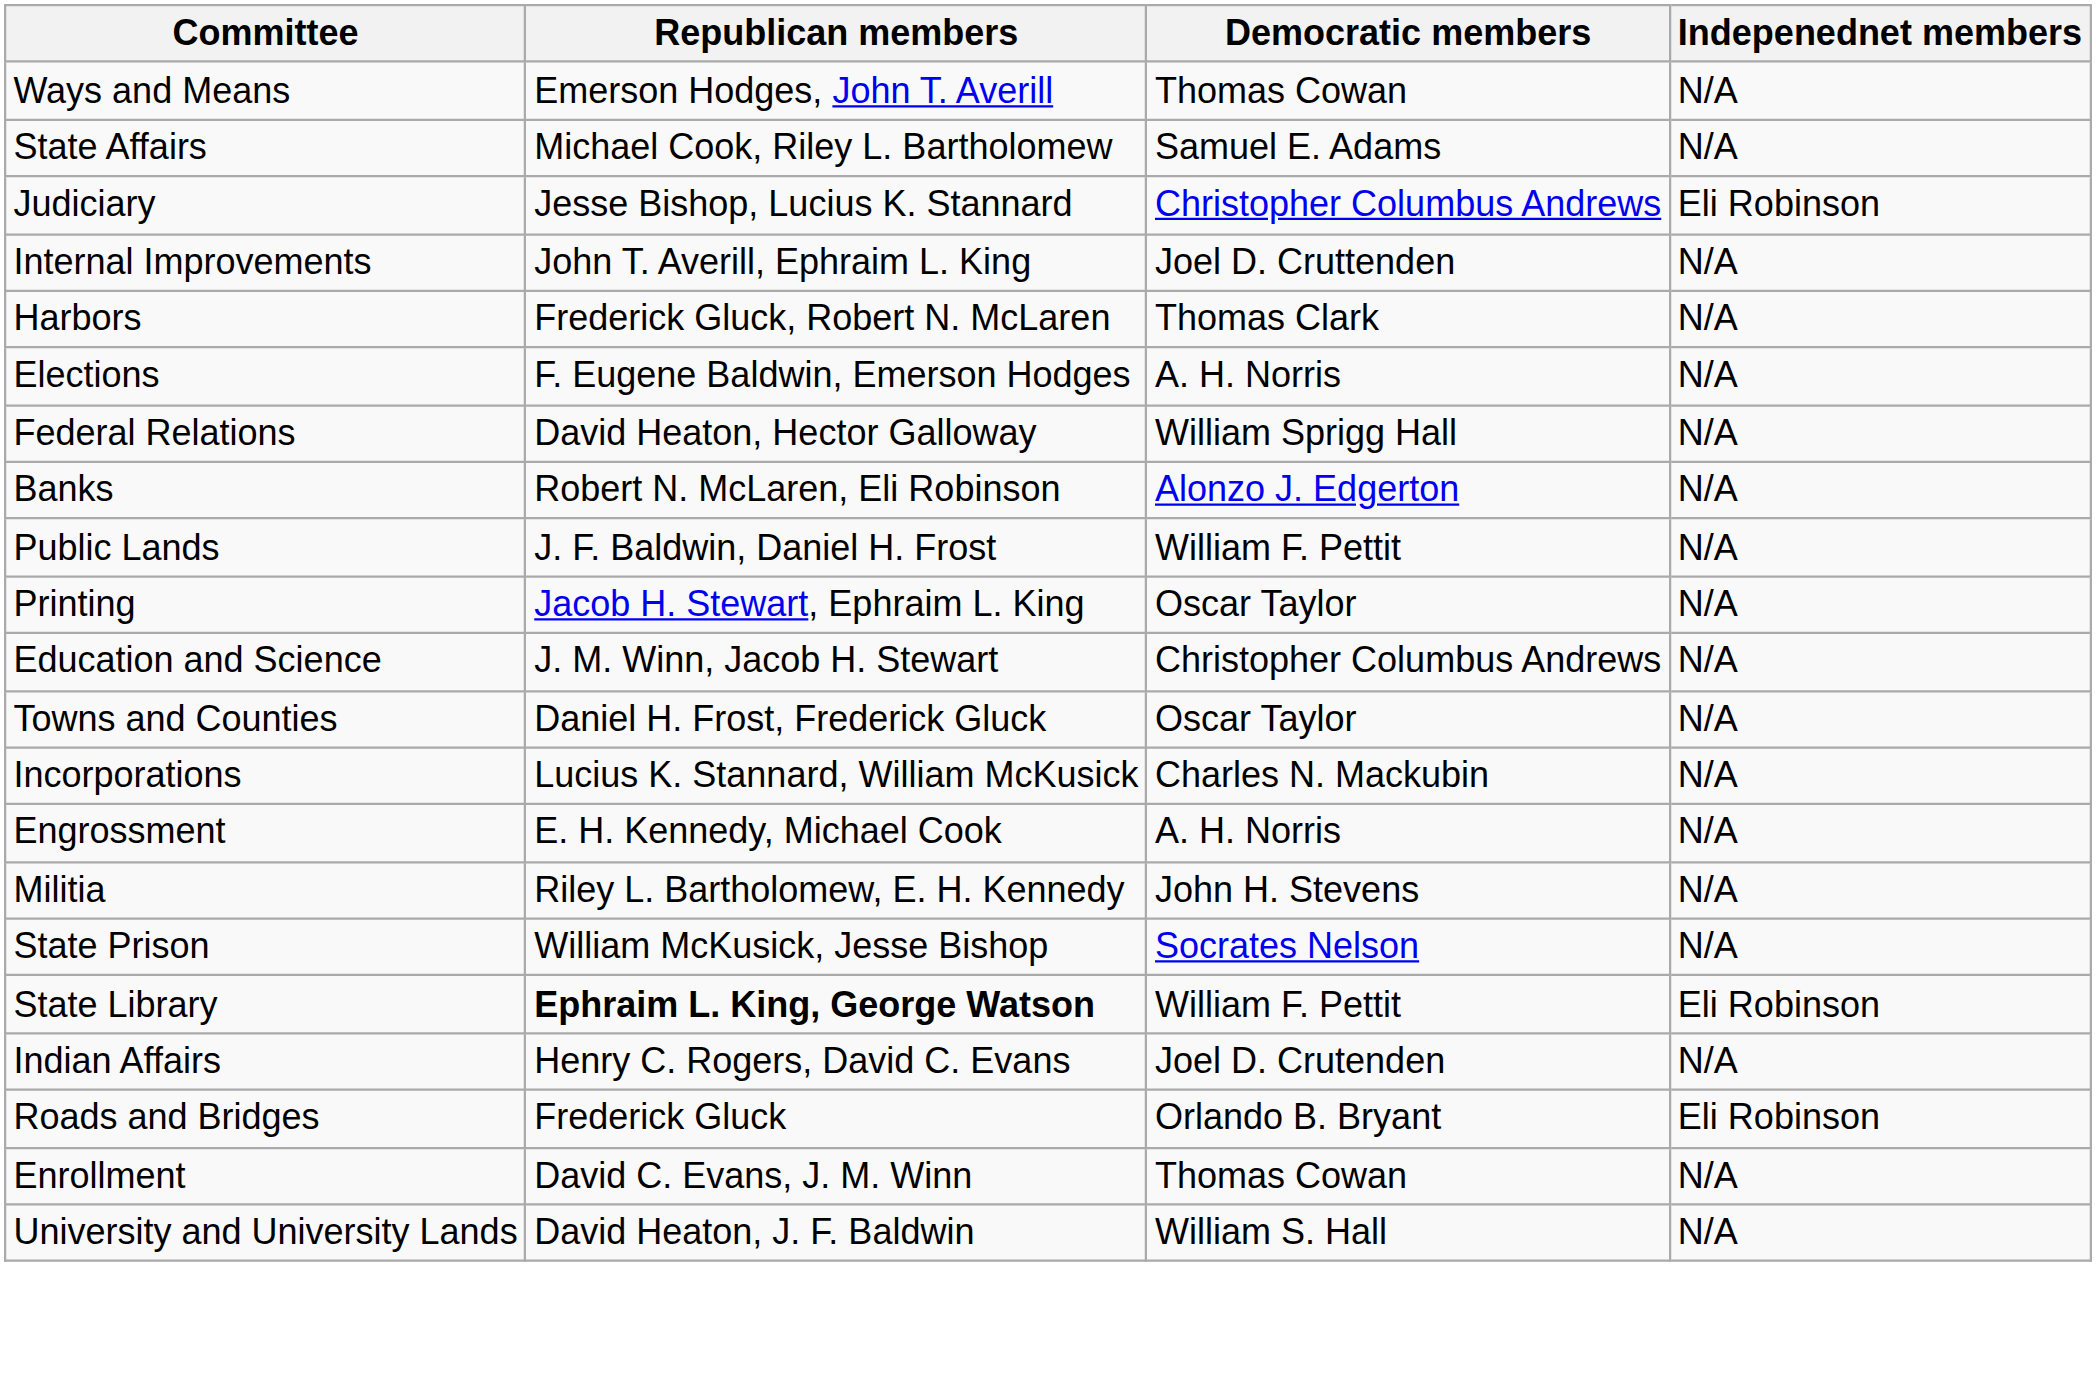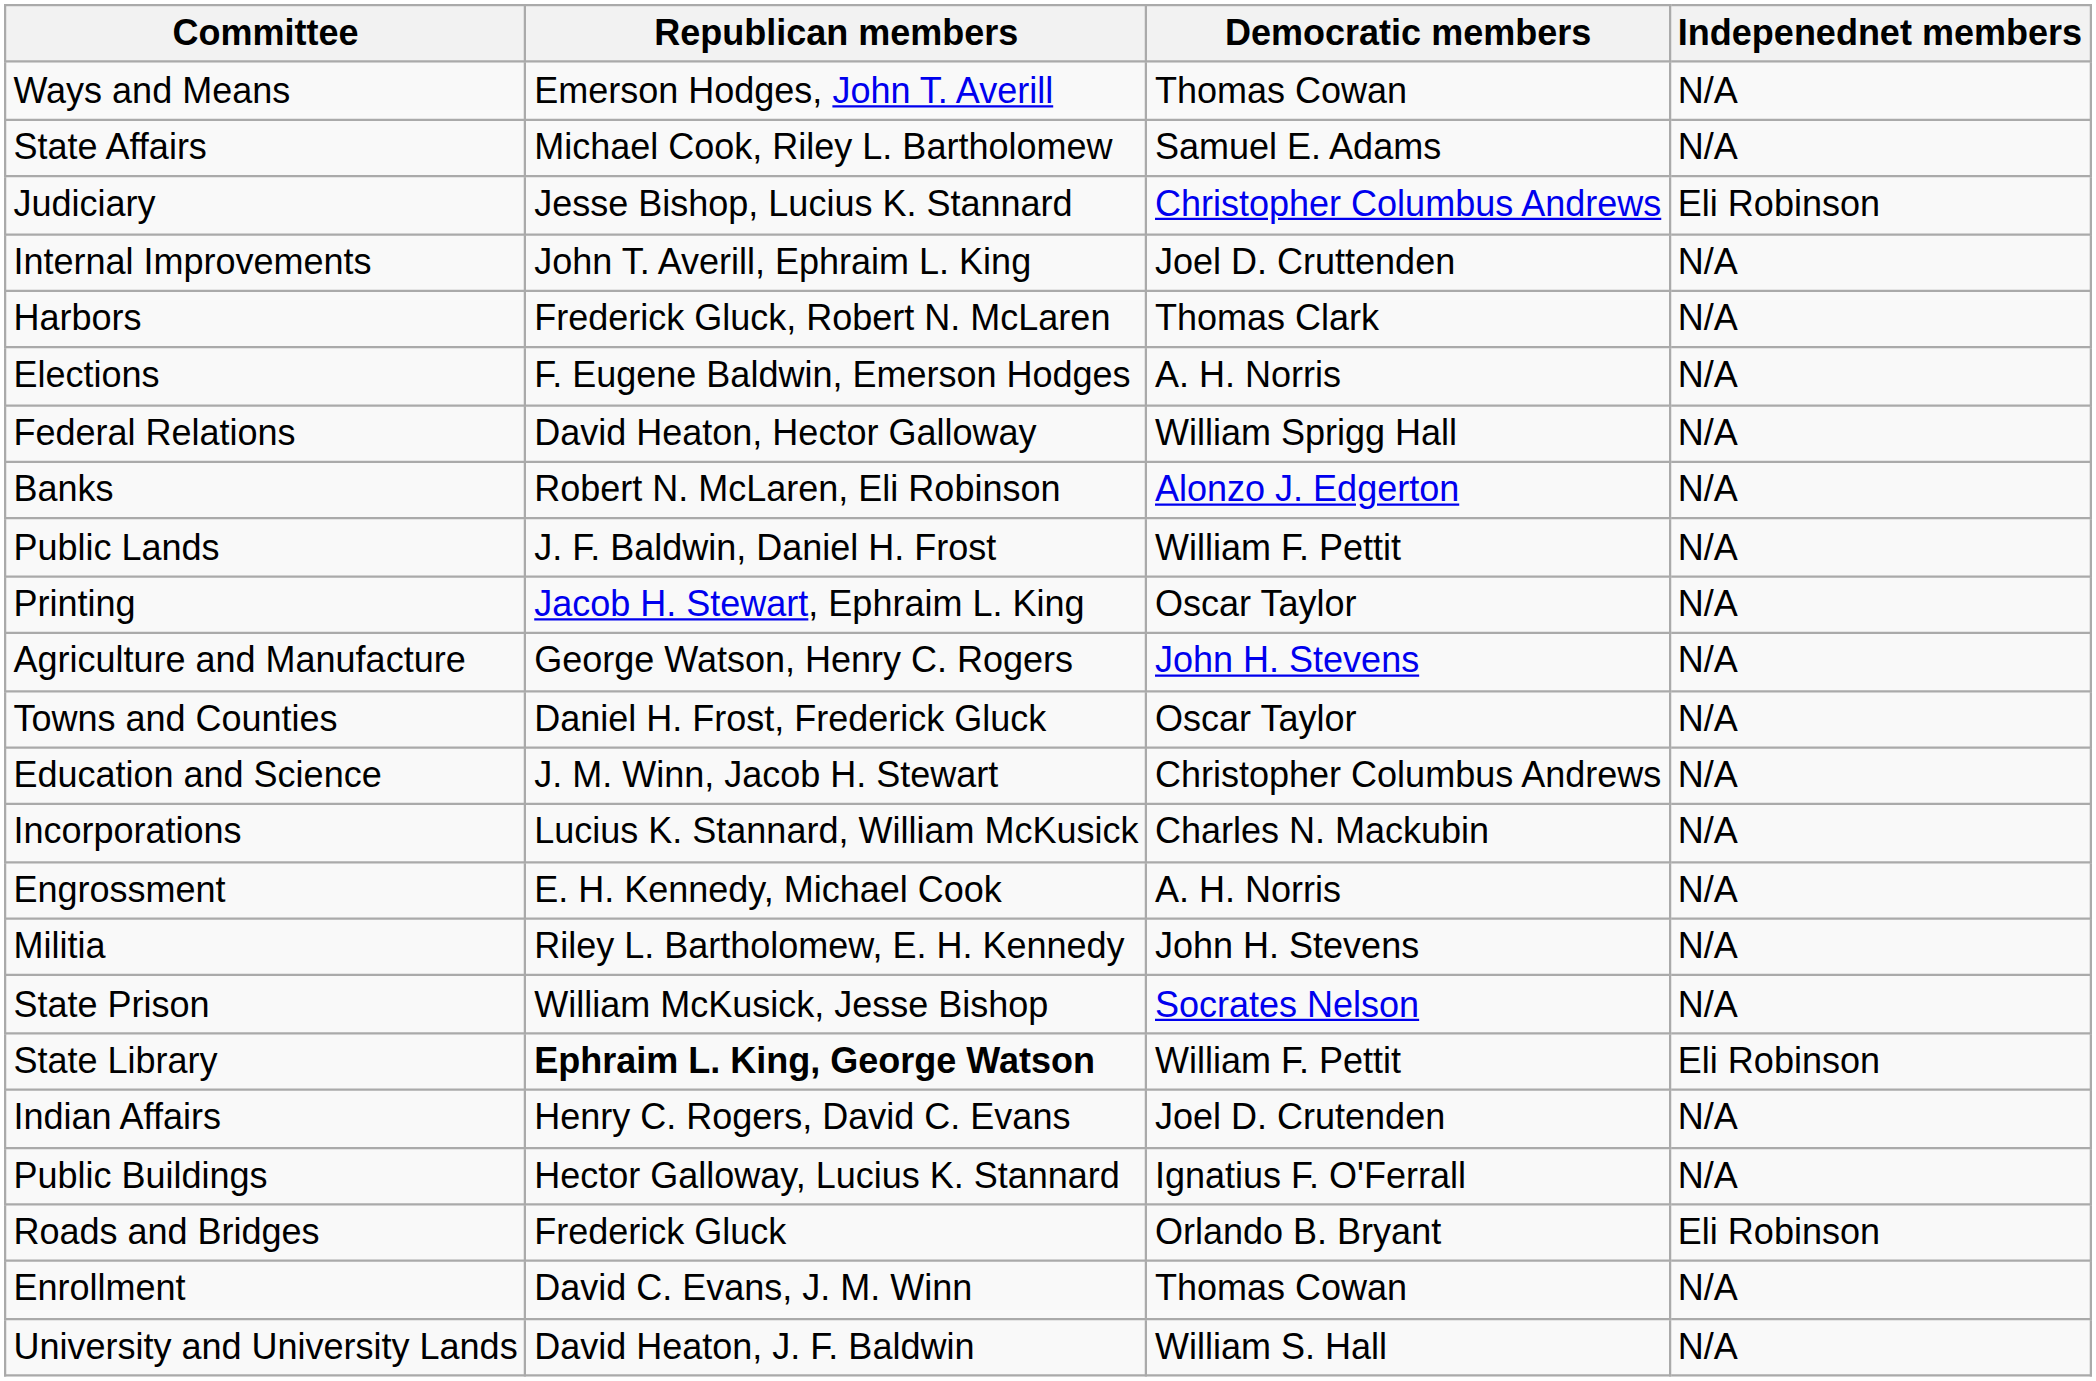+ row: (240, 661)
rows swapped: (176, 718) <-> (198, 661)
+ row: (140, 1174)
